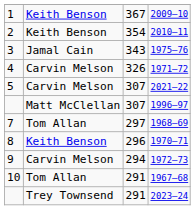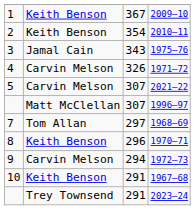(56, 178) Tom Allan -> (66, 178) Keith Benson
